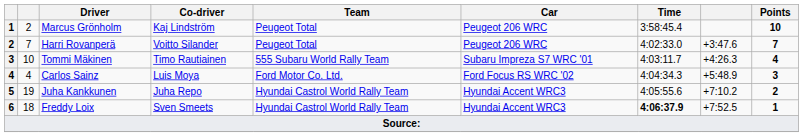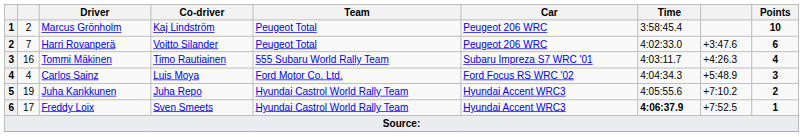(775, 44) 7 -> (775, 44) 6
(29, 59) 10 -> (29, 59) 16
(29, 107) 18 -> (29, 107) 17
